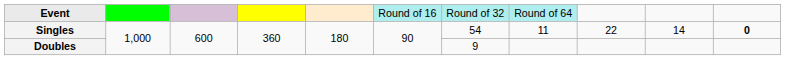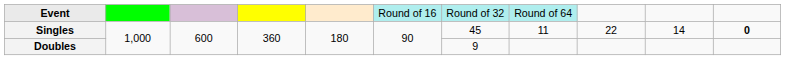(475, 30) 54 -> (475, 30) 45
